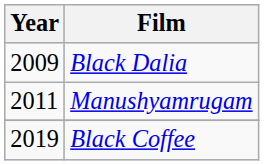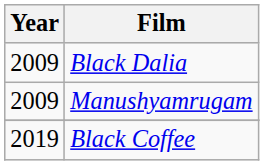(34, 100) 2011 -> (35, 100) 2009
